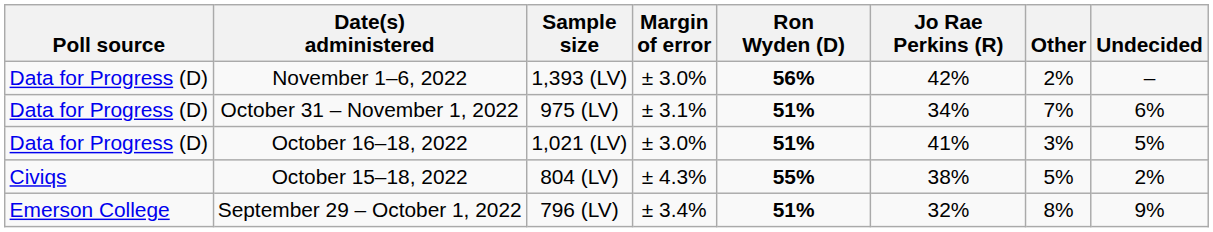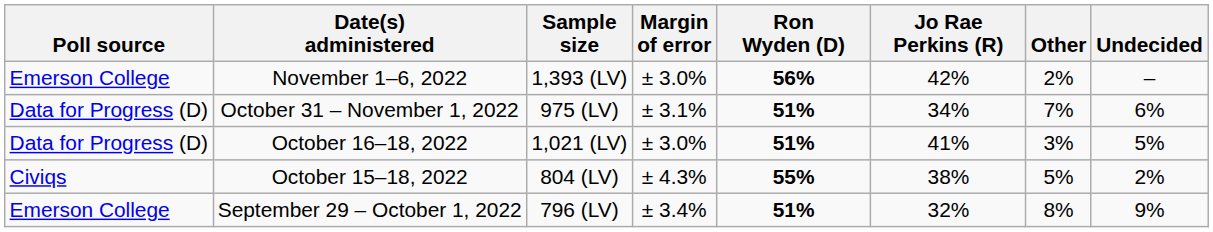(109, 78) Data for Progress (D) -> (90, 78) Emerson College
